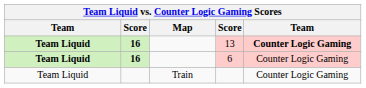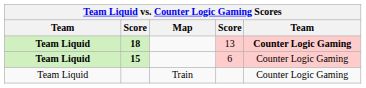(135, 43) 16 -> (135, 43) 18
(135, 59) 16 -> (135, 59) 15
